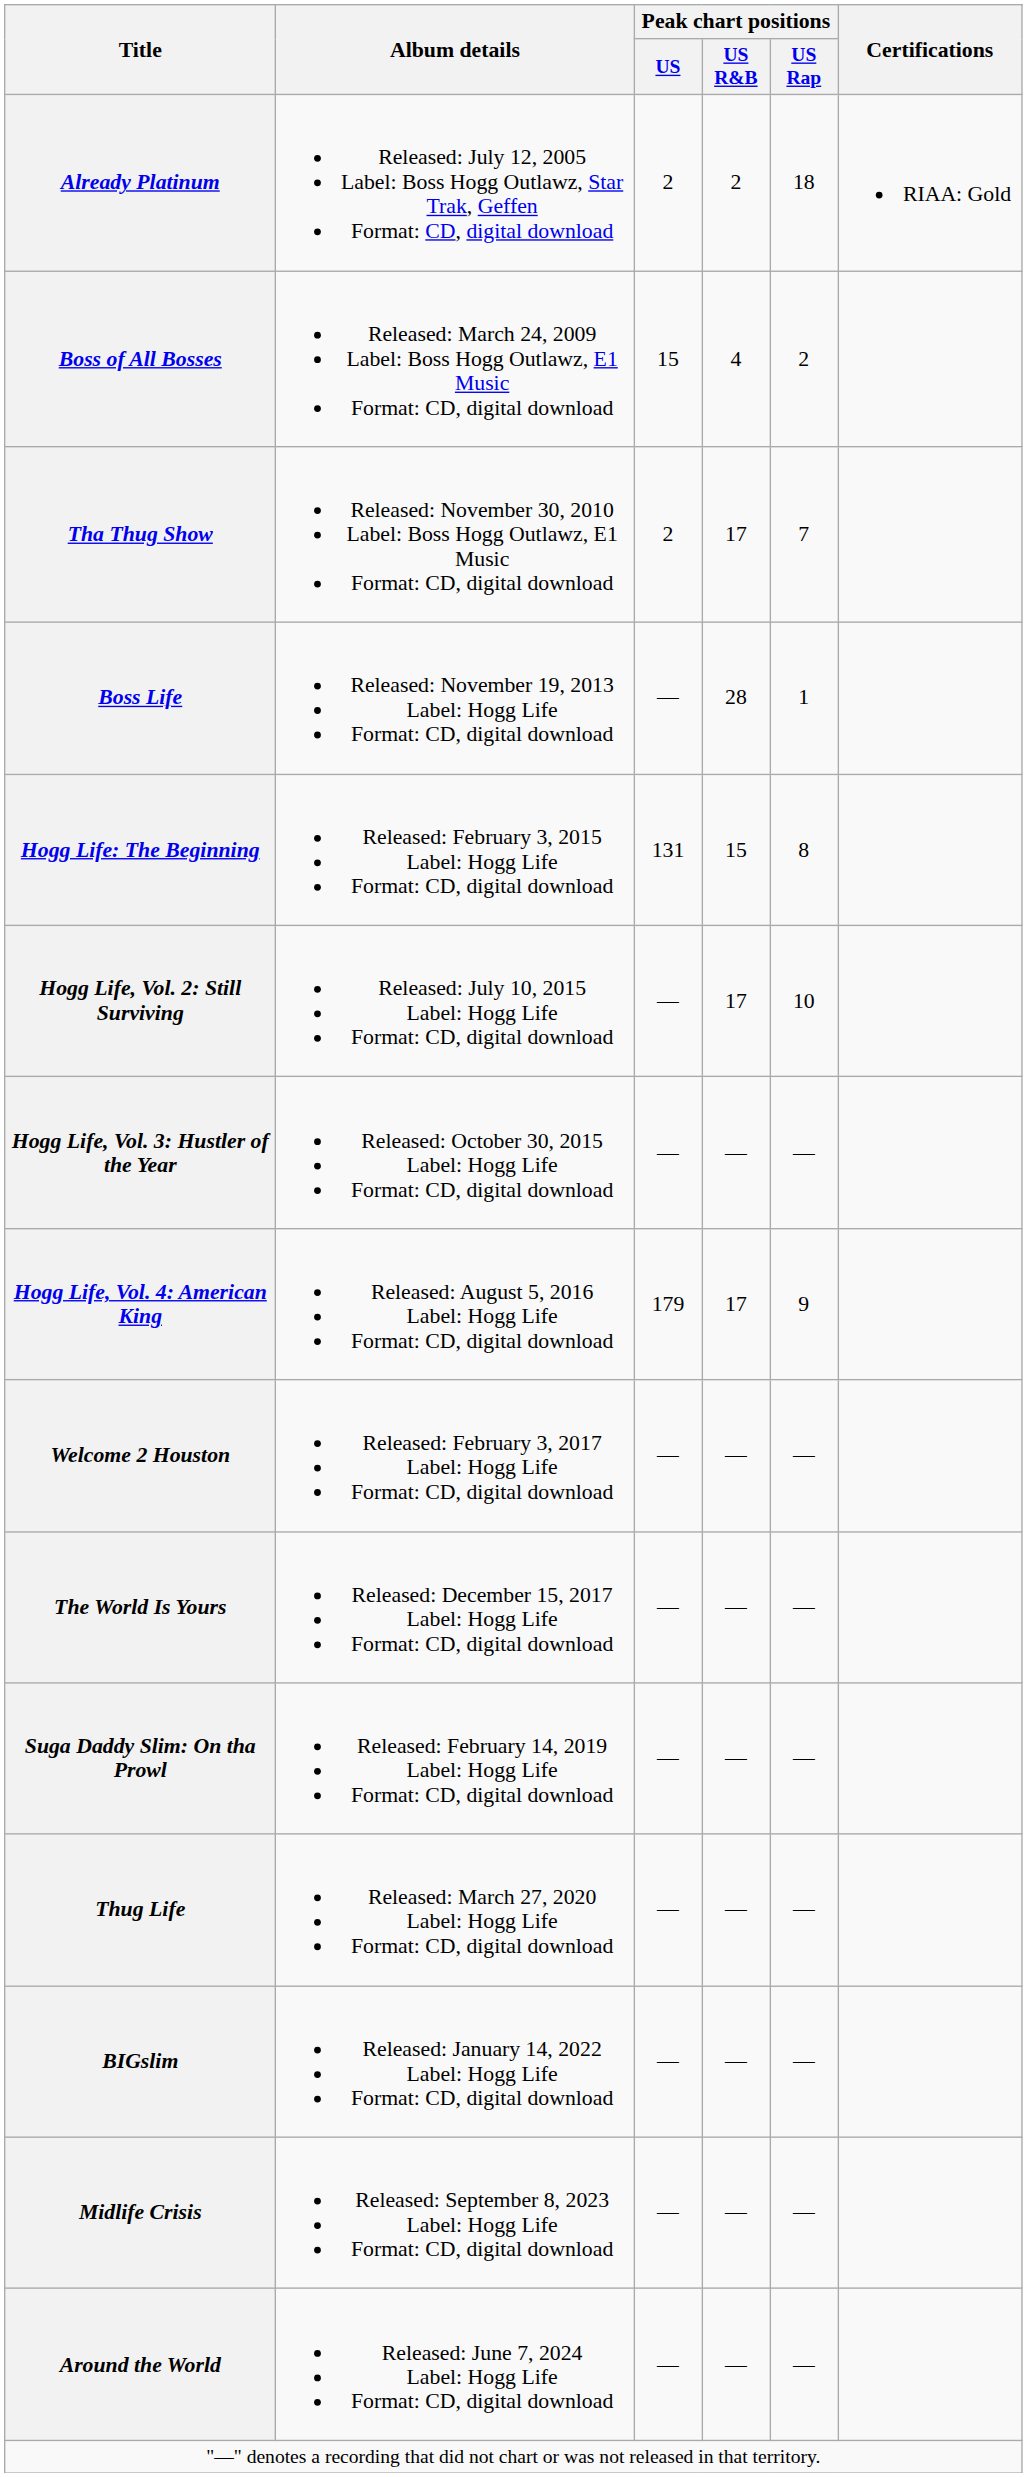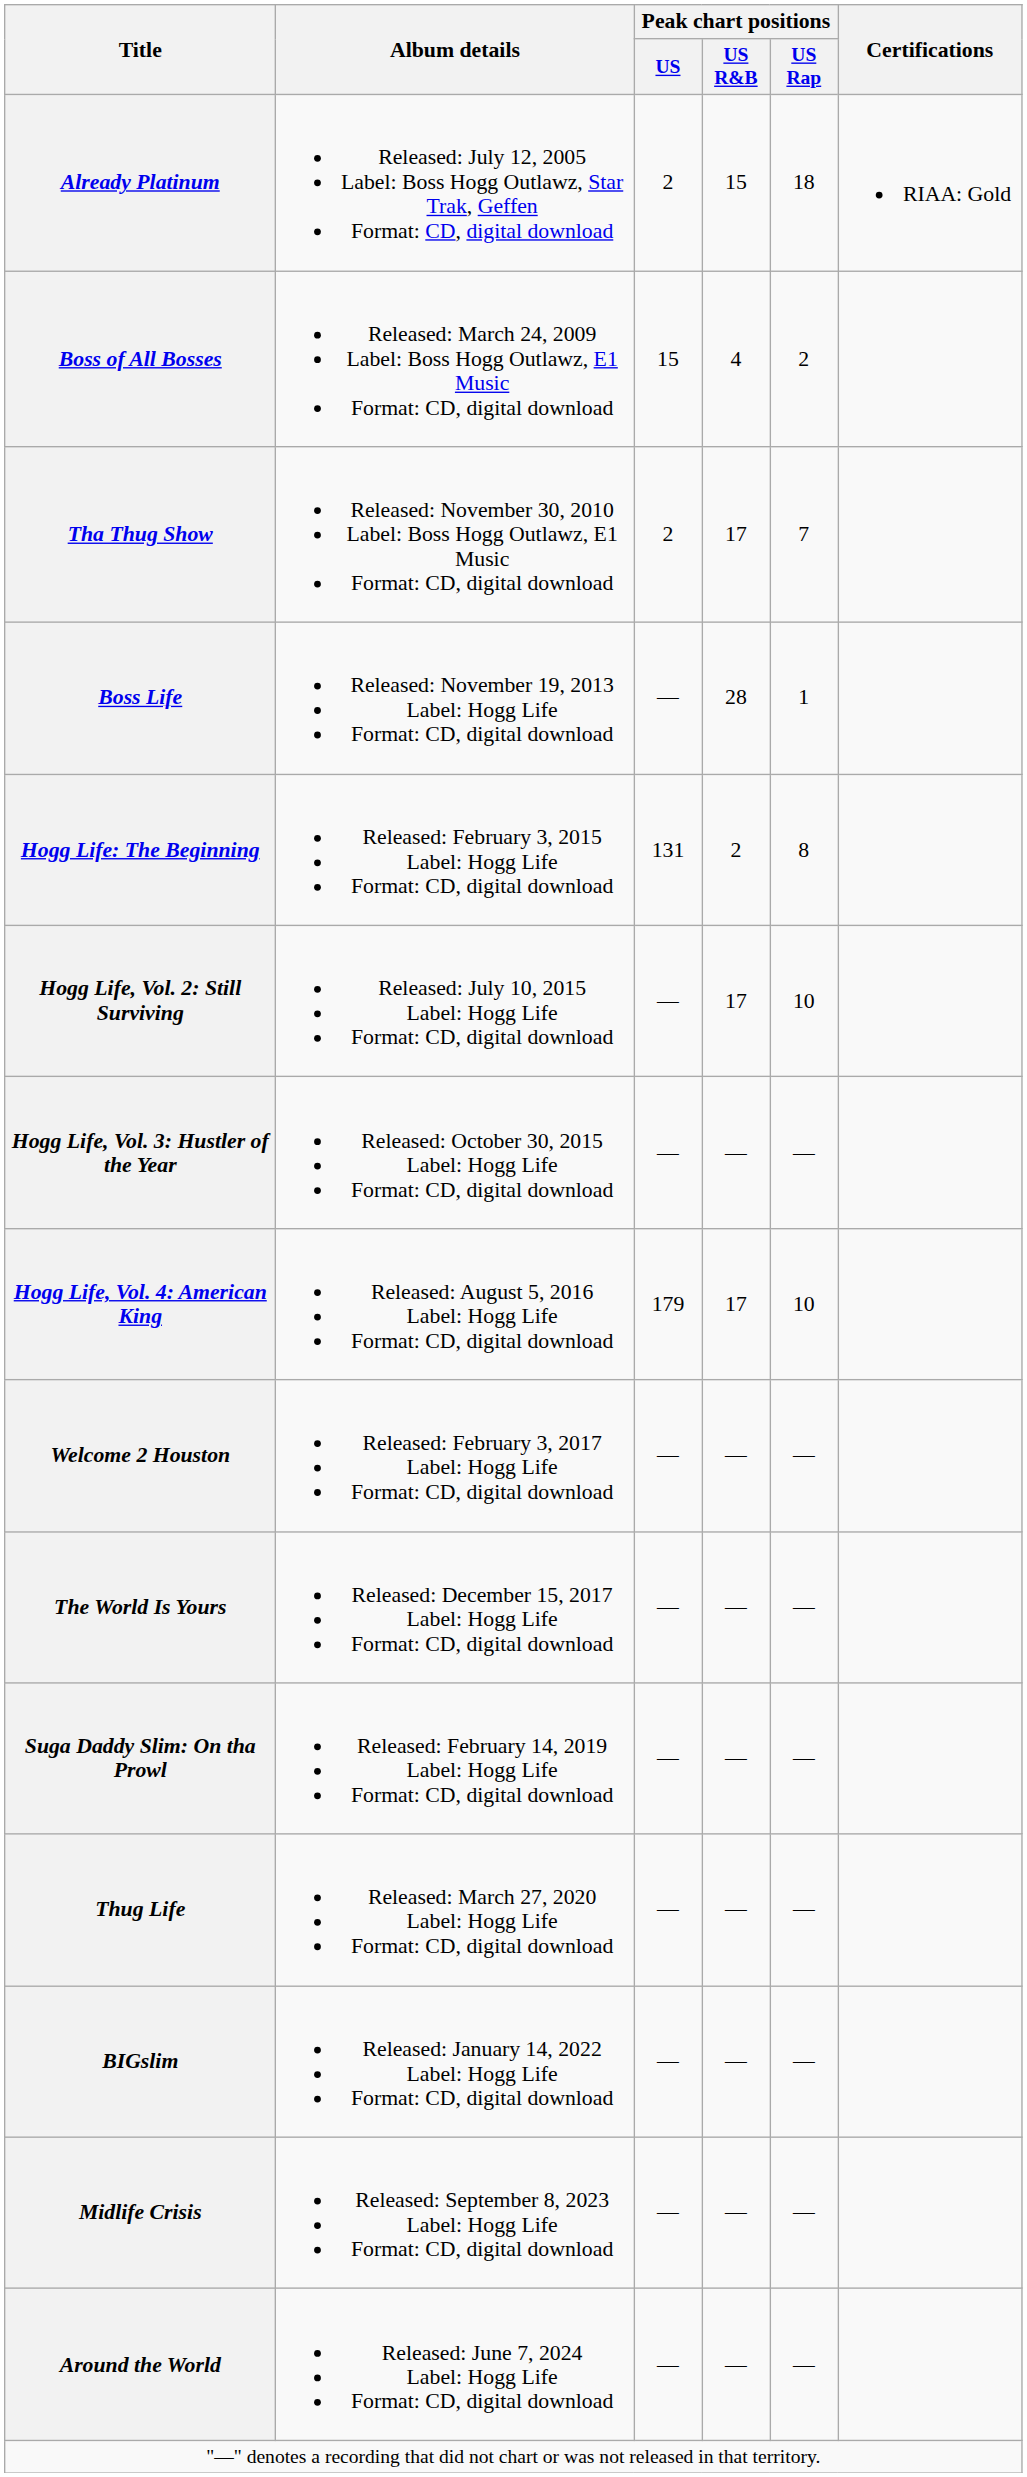(736, 182) 2 -> (736, 182) 15
(736, 849) 15 -> (736, 849) 2
(804, 1303) 9 -> (804, 1303) 10
